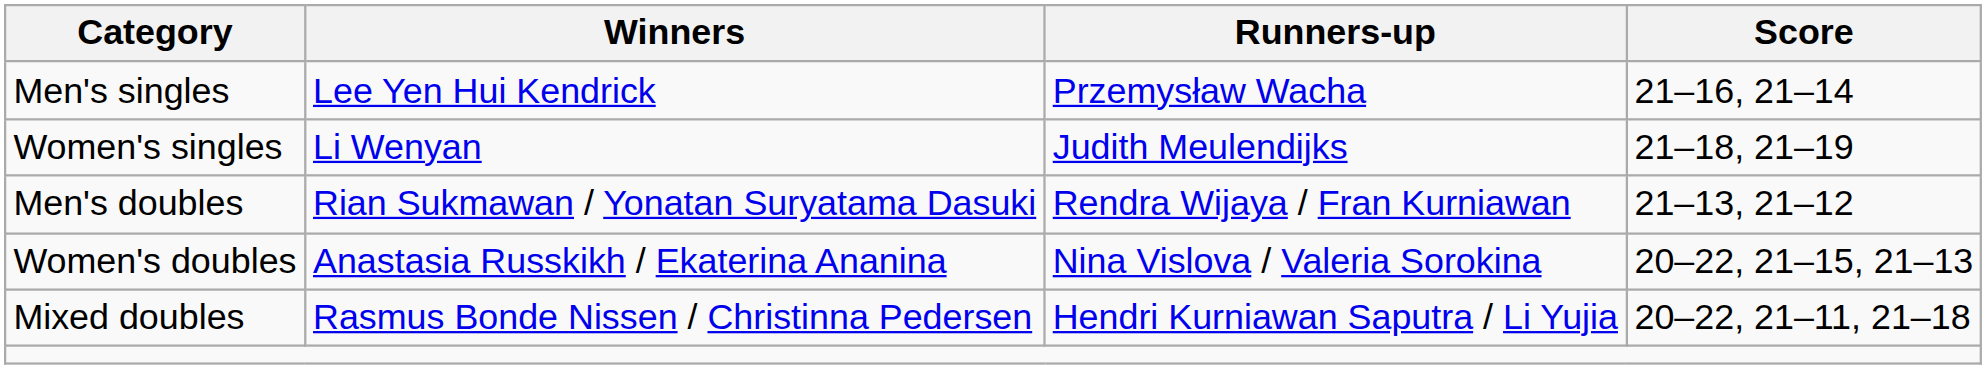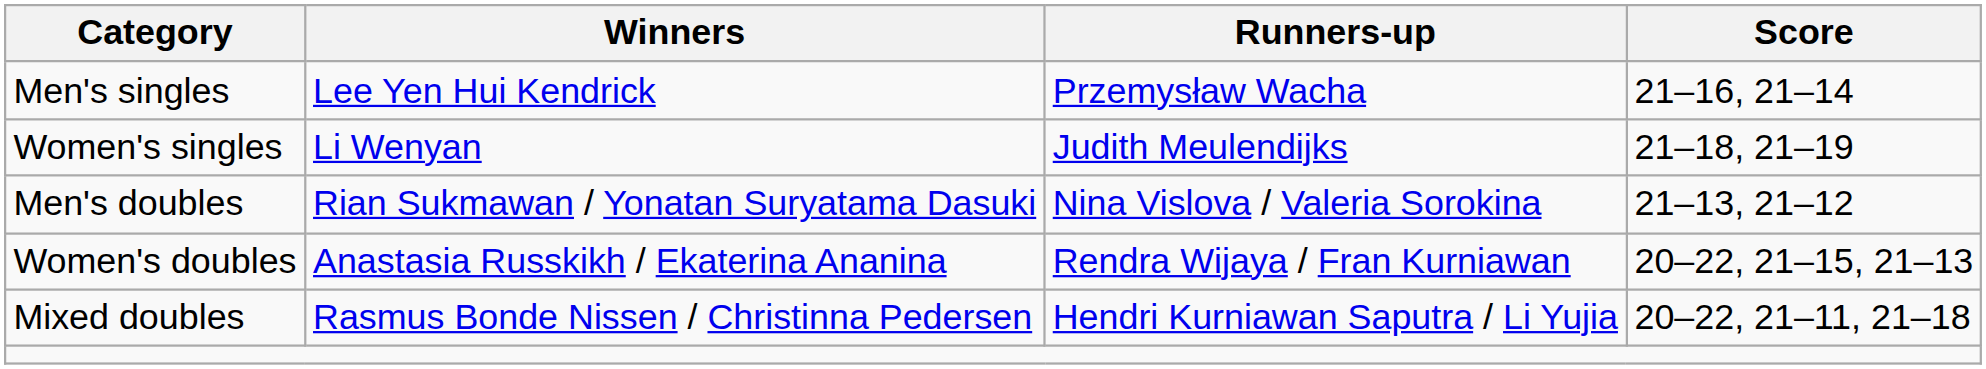(1312, 203) Rendra Wijaya / Fran Kurniawan -> (1297, 203) Nina Vislova / Valeria Sorokina
(1297, 260) Nina Vislova / Valeria Sorokina -> (1312, 260) Rendra Wijaya / Fran Kurniawan
